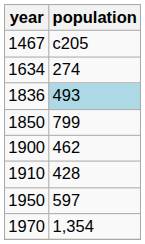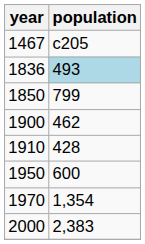- row: (27, 69)
(66, 200) 597 -> (66, 174) 600
+ row: (27, 226)
